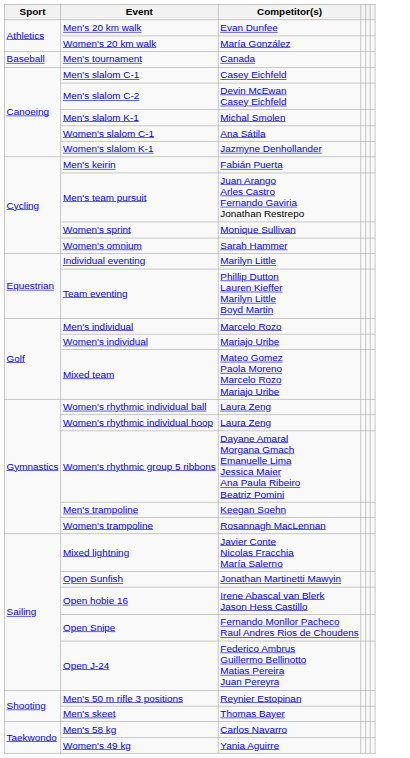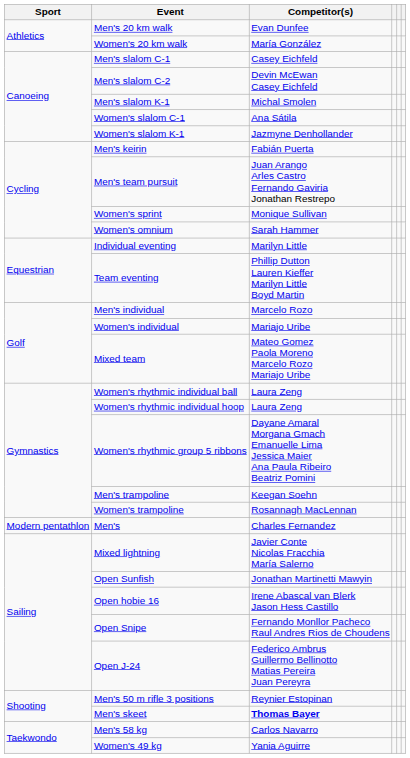- row: (103, 59)
+ row: (107, 525)
(253, 714) normal -> (285, 714) bold
